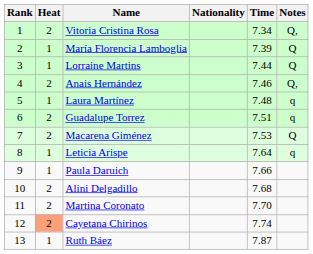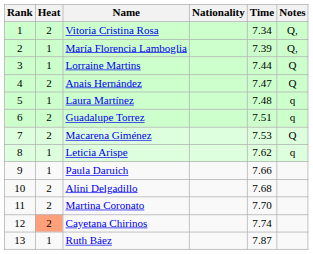(292, 48) Q -> (292, 48) Q,
(262, 83) 7.46 -> (262, 83) 7.47
(292, 83) Q, -> (292, 83) Q
(262, 153) 7.64 -> (262, 153) 7.62
